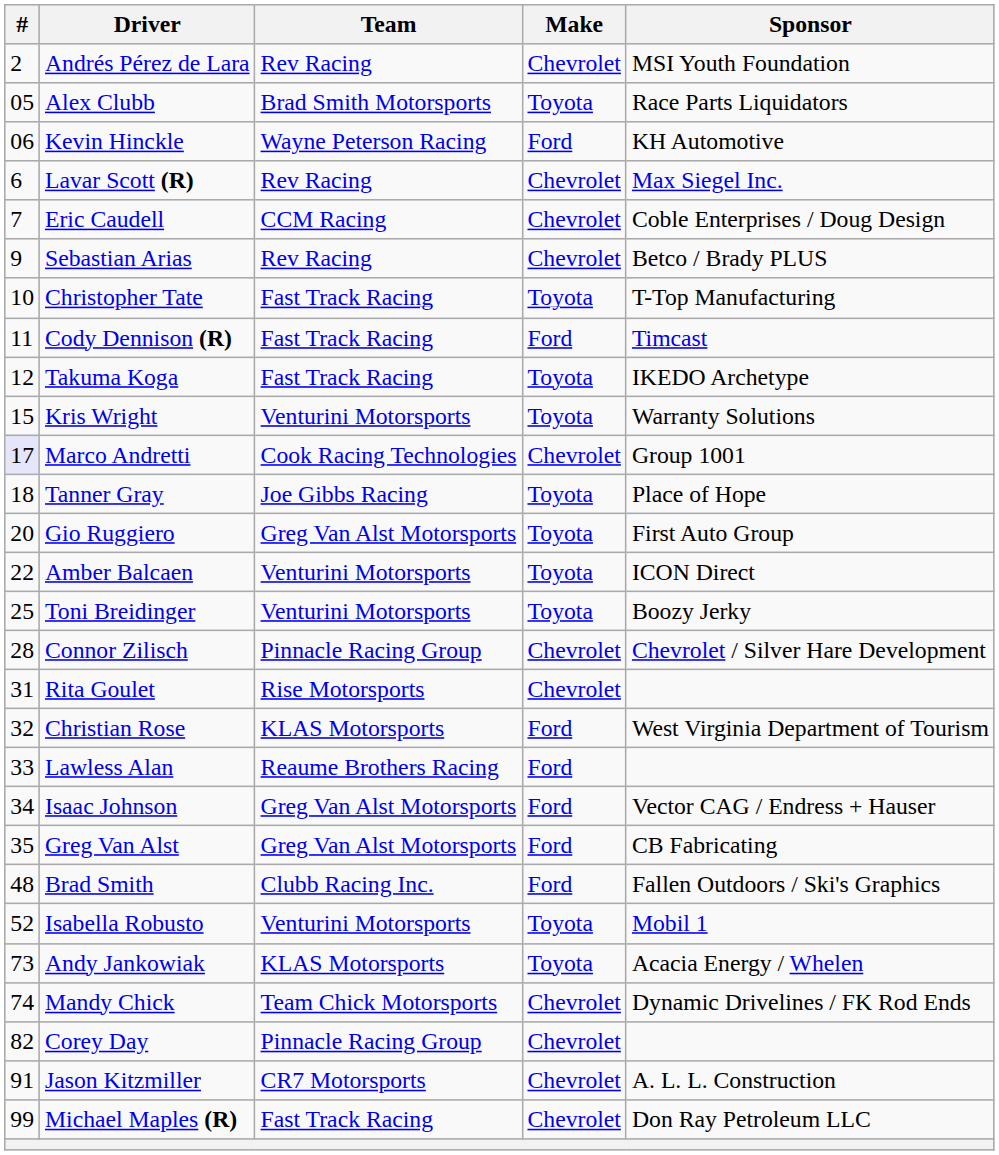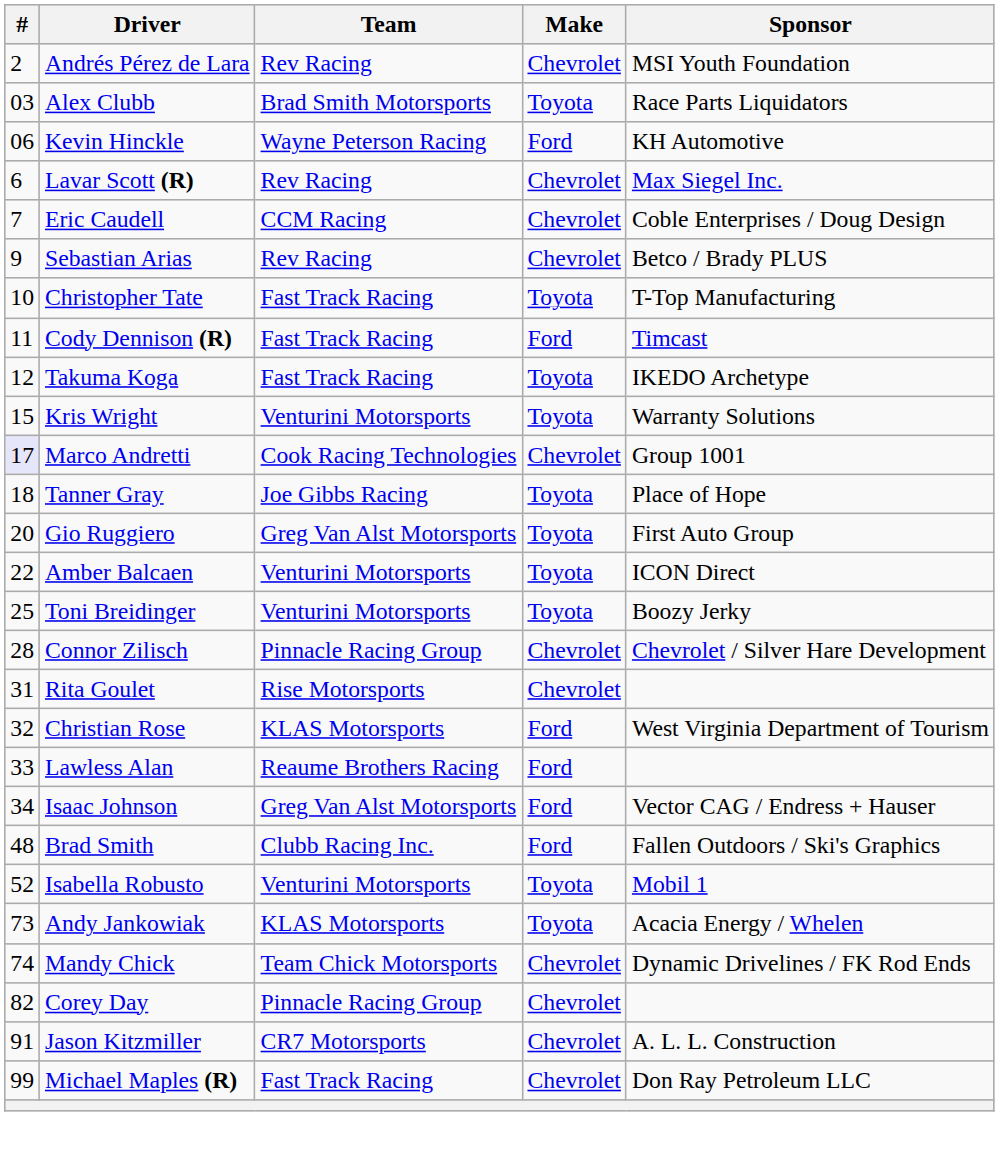(22, 102) 05 -> (22, 102) 03
- row: (112, 845)
